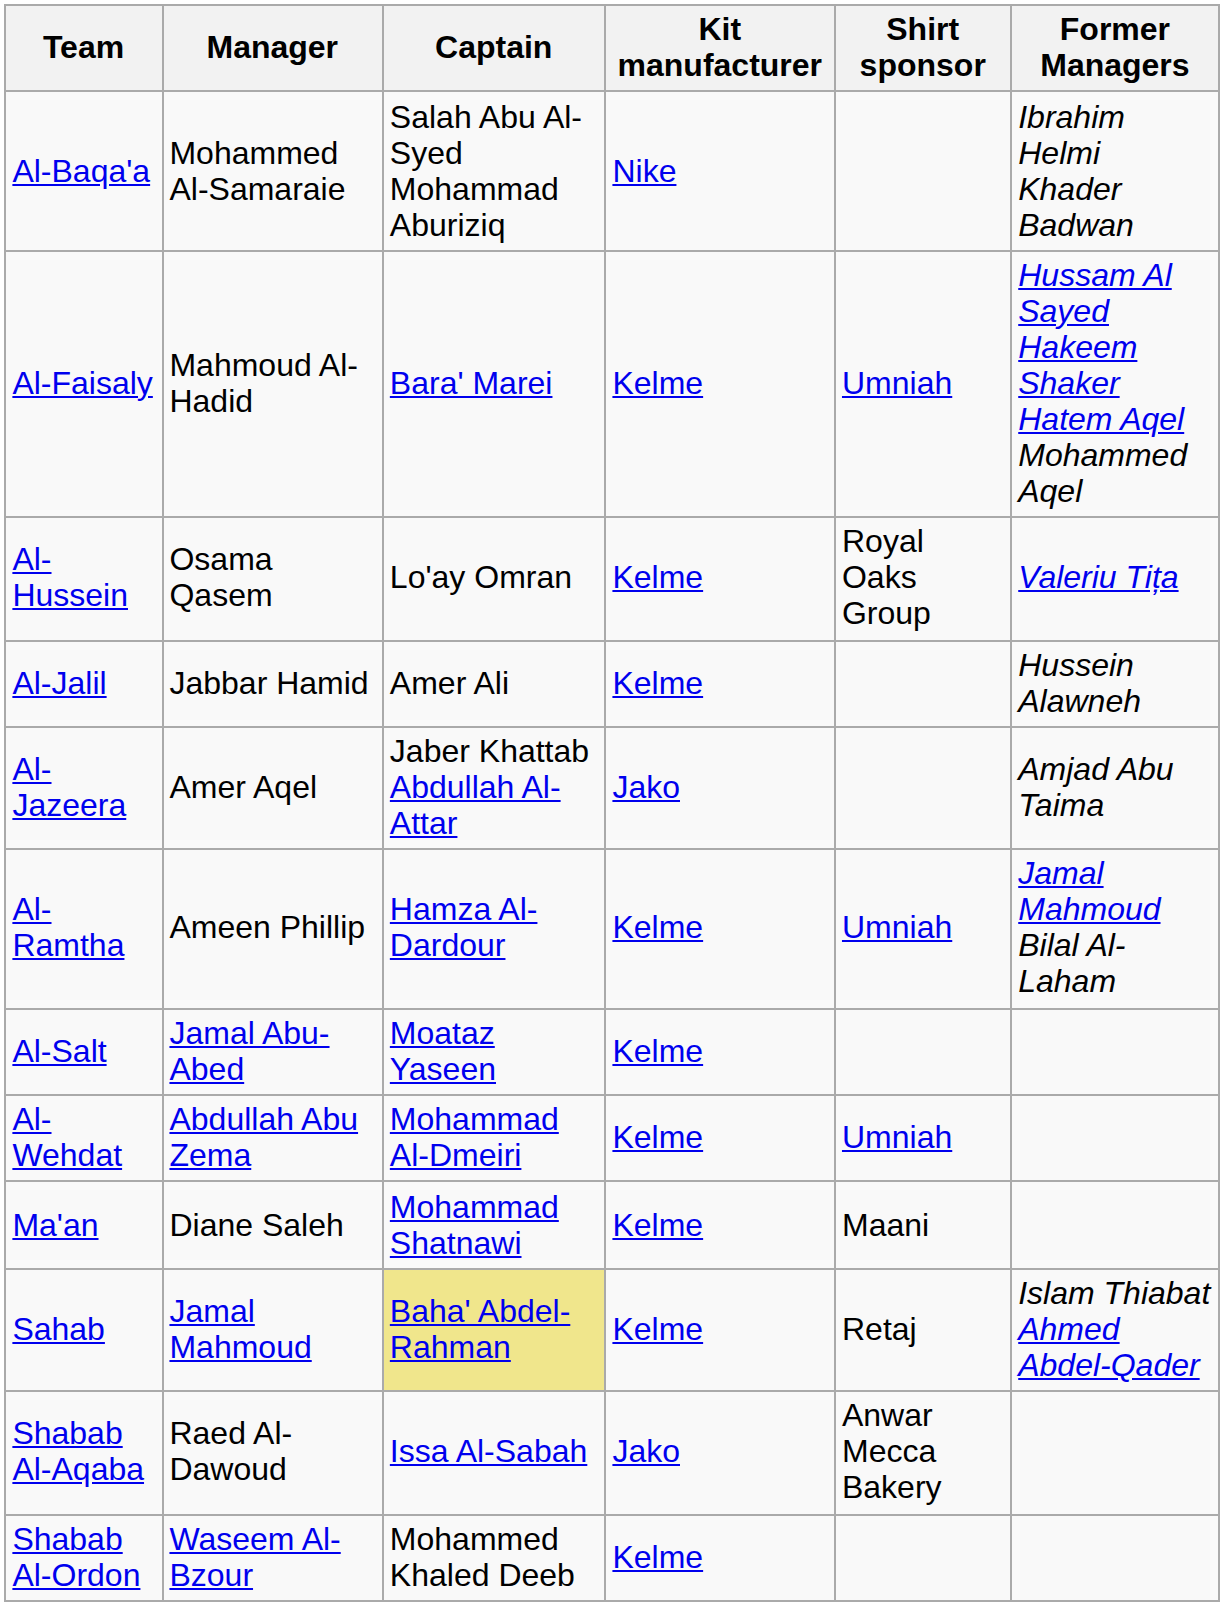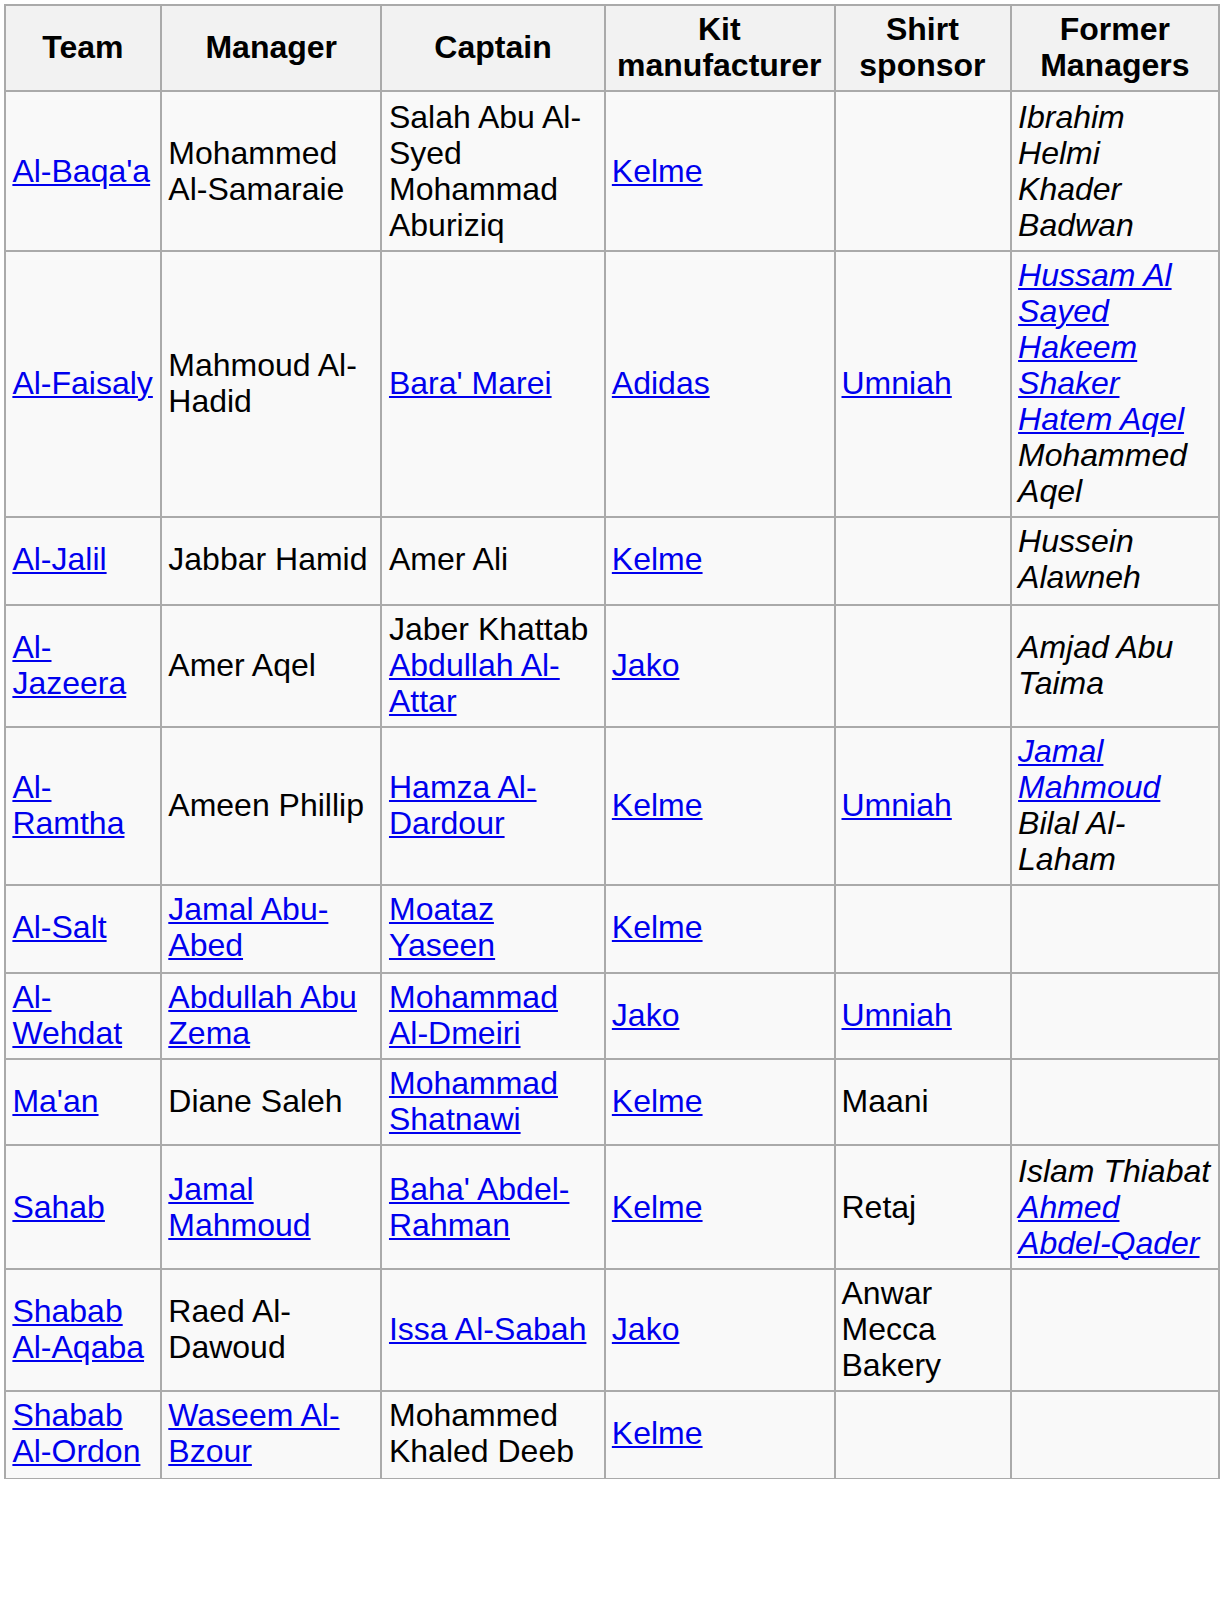(644, 170) Nike -> (657, 170) Kelme
(658, 383) Kelme -> (661, 383) Adidas
- row: (70, 578)
(658, 1137) Kelme -> (646, 1015) Jako
(480, 1329) khaki background -> (479, 1206) no background
